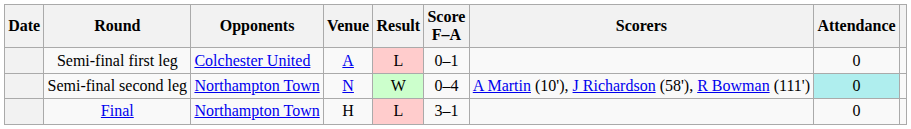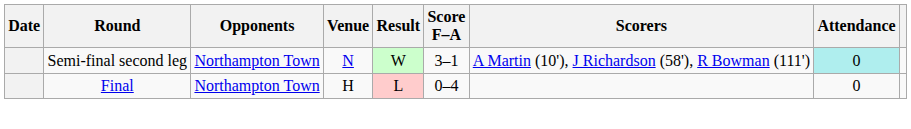- row: (117, 60)
(446, 85) 0–4 -> (446, 60) 3–1
(446, 111) 3–1 -> (446, 85) 0–4
